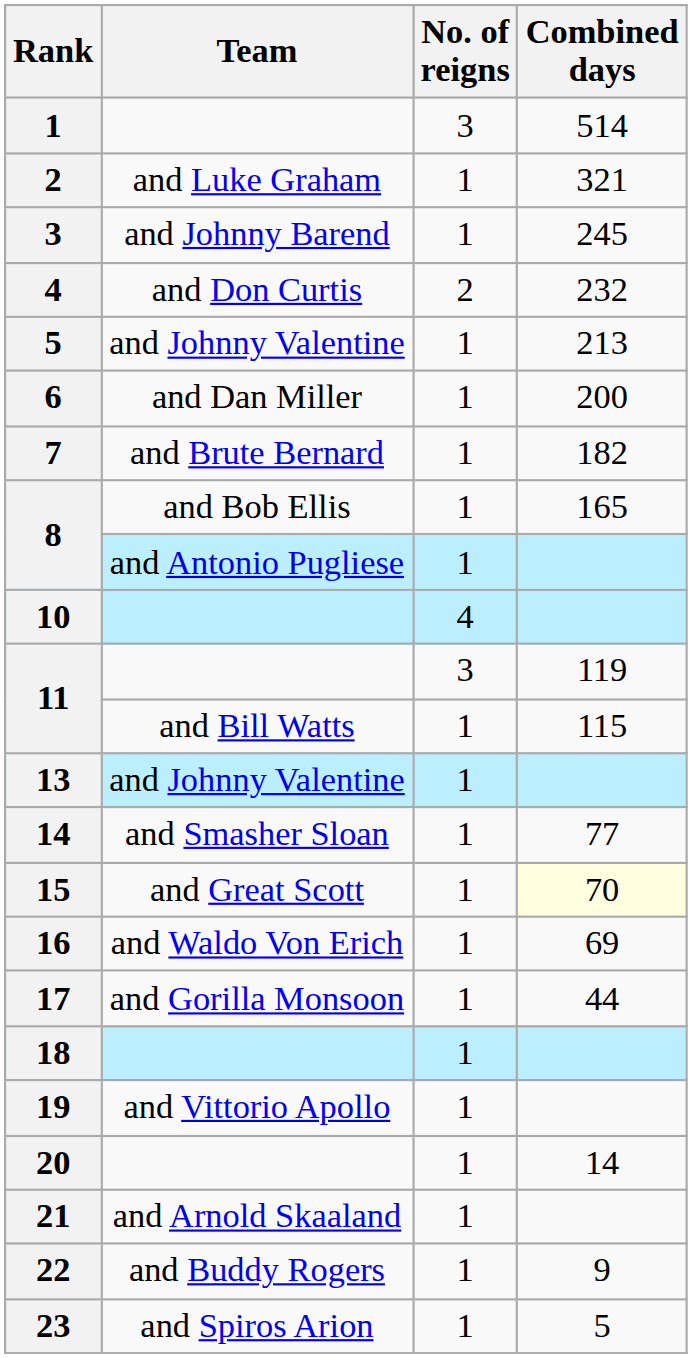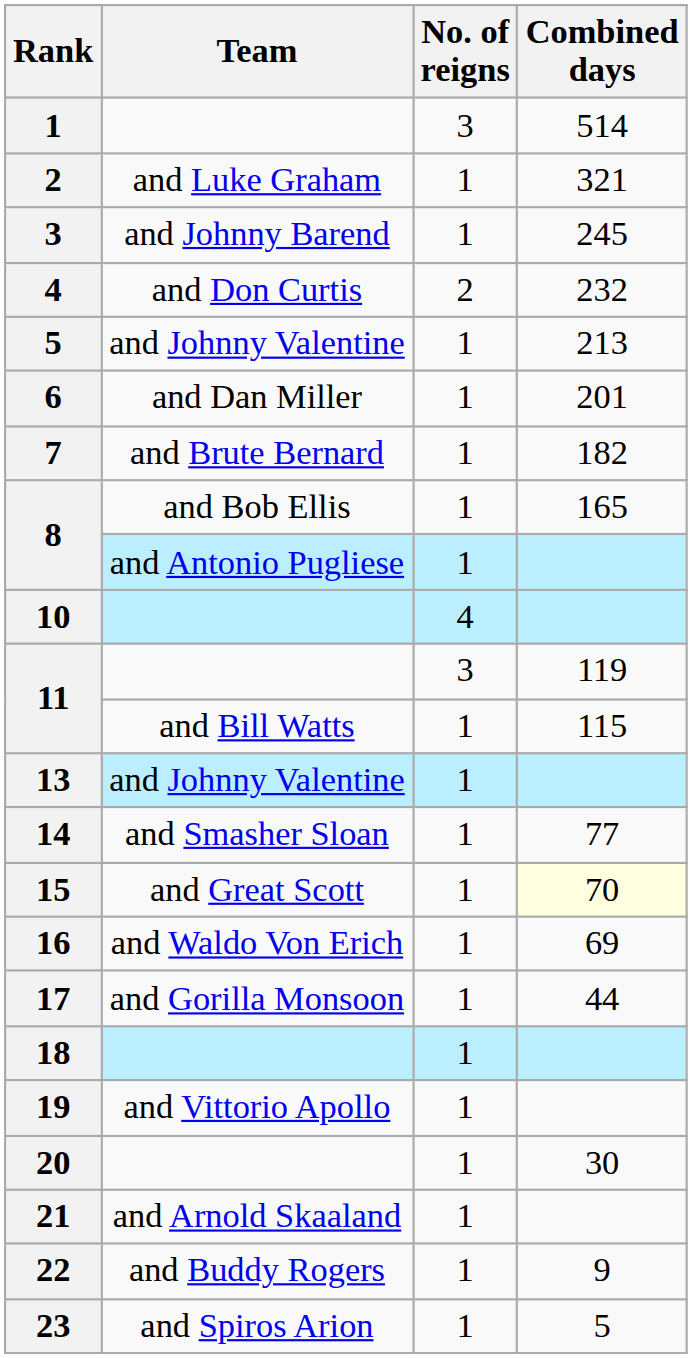(602, 397) 200 -> (602, 397) 201
(602, 1161) 14 -> (602, 1161) 30
